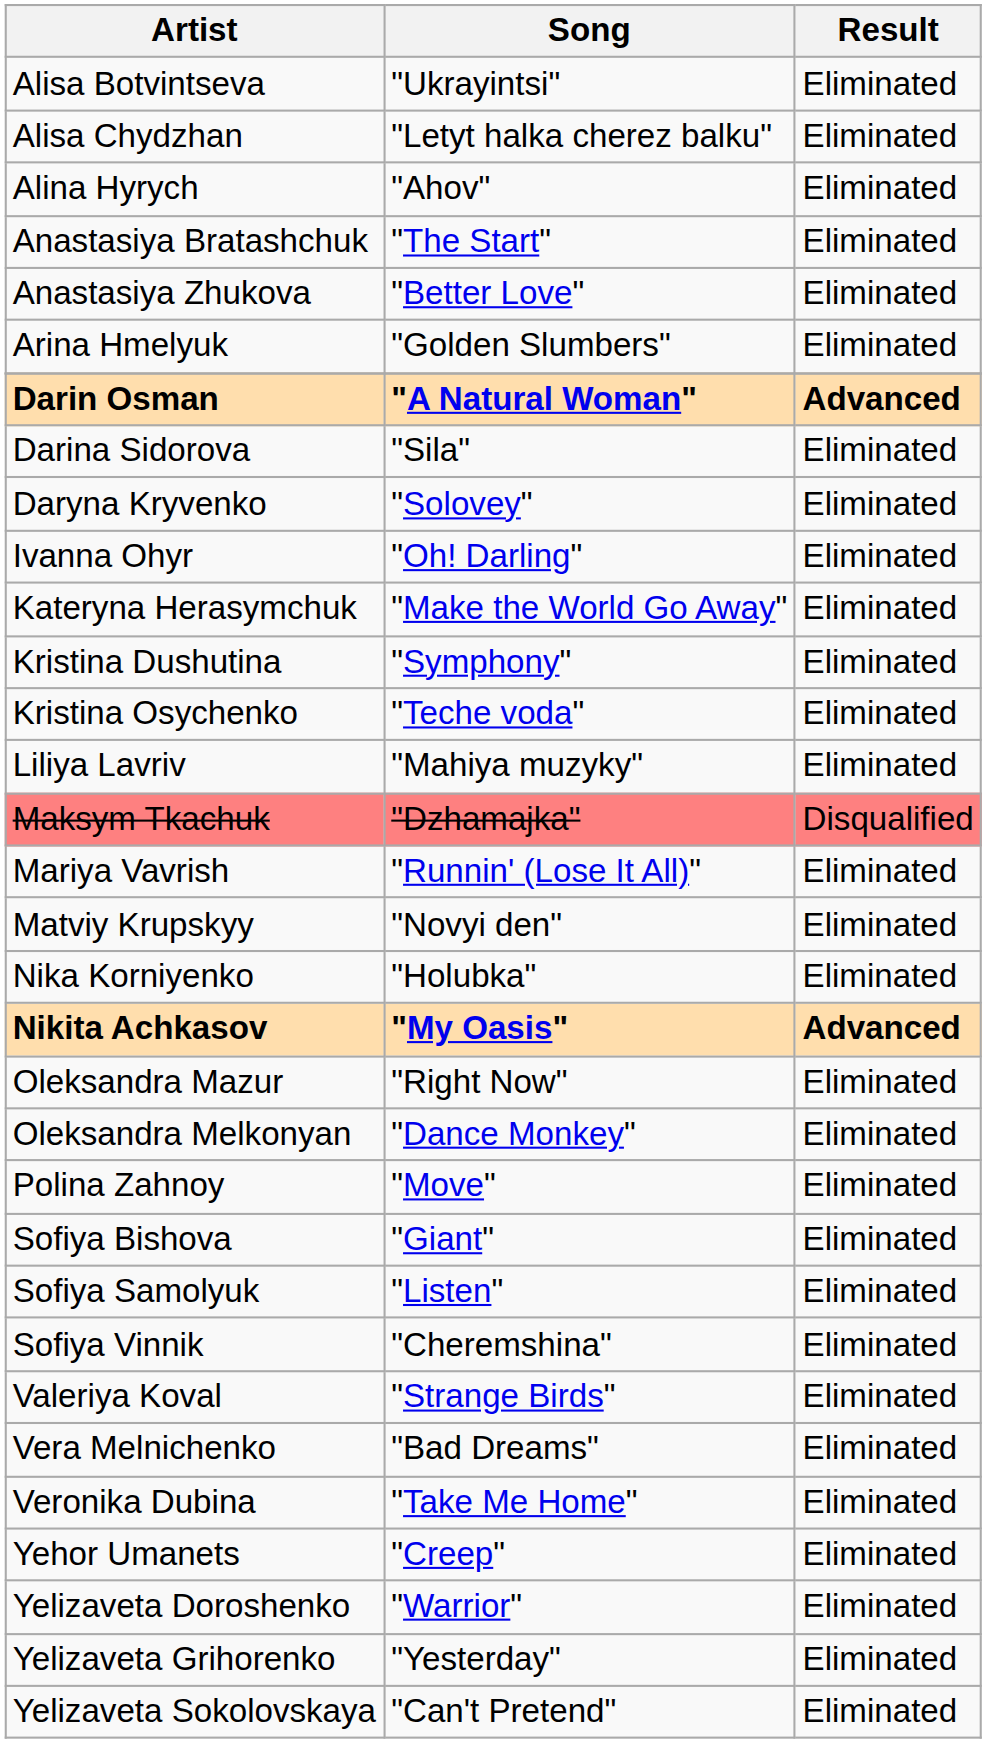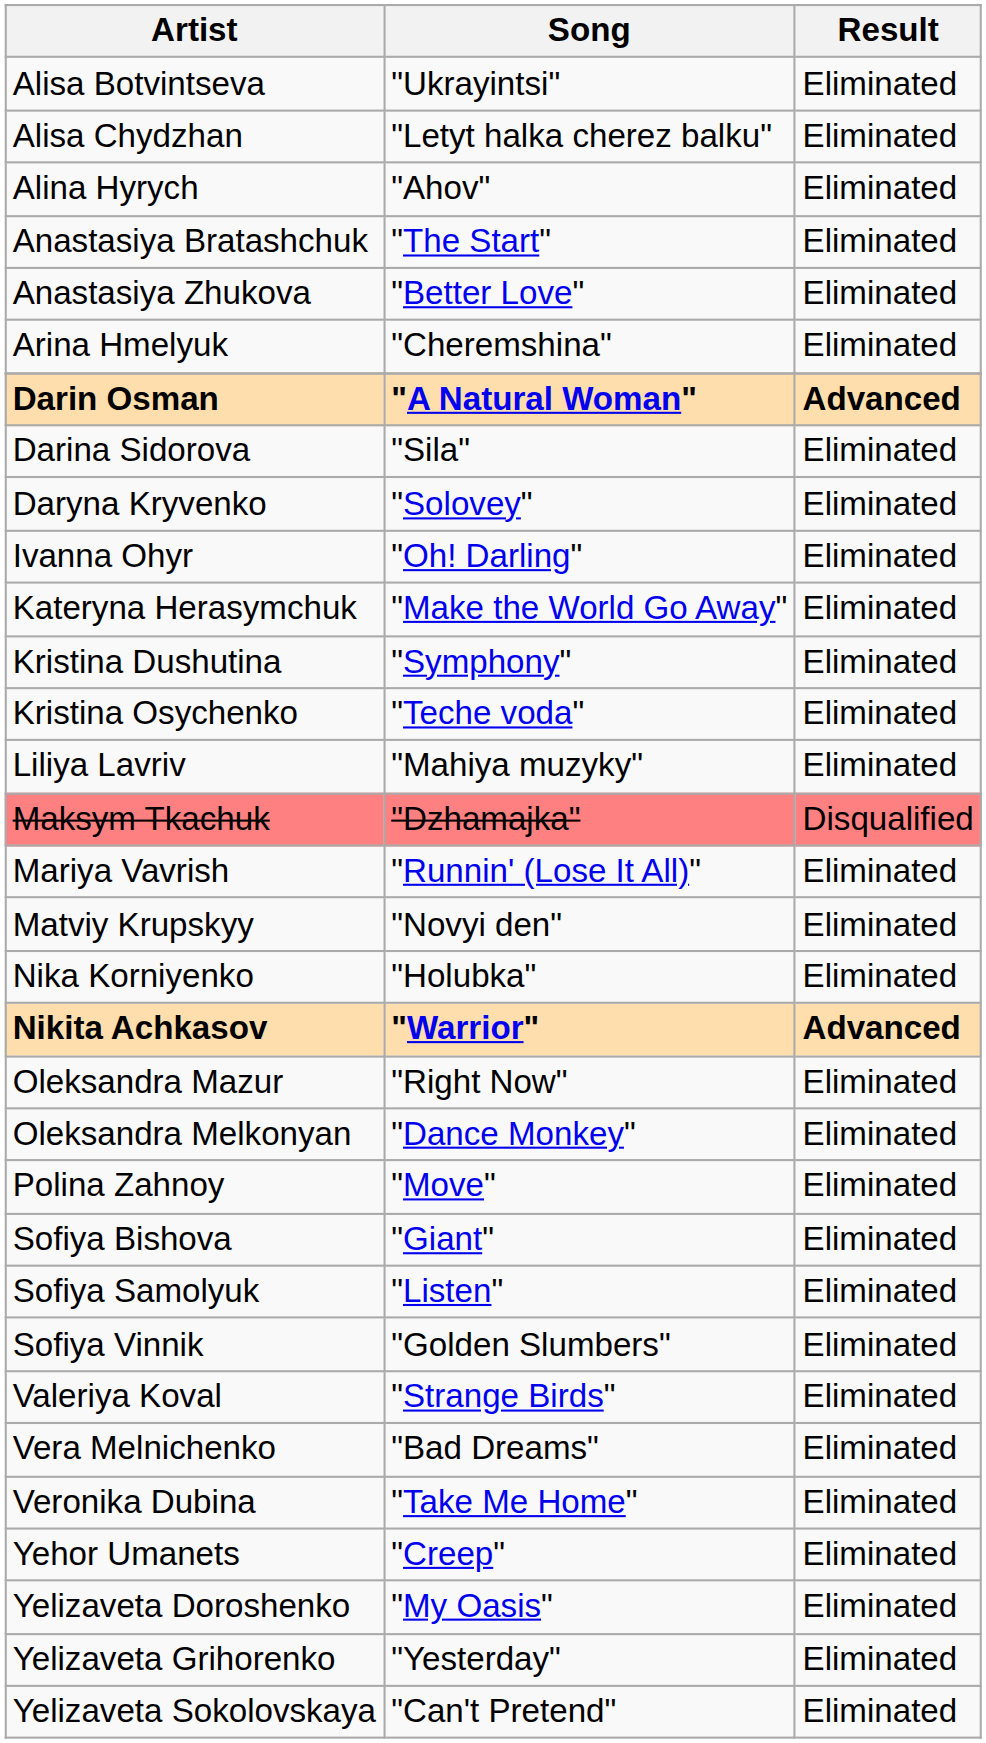(531, 345) "Golden Slumbers" -> (502, 345) "Cheremshina"
(480, 1028) "My Oasis" -> (465, 1028) "Warrior"
(502, 1343) "Cheremshina" -> (531, 1343) "Golden Slumbers"
(457, 1606) "Warrior" -> (472, 1606) "My Oasis"
